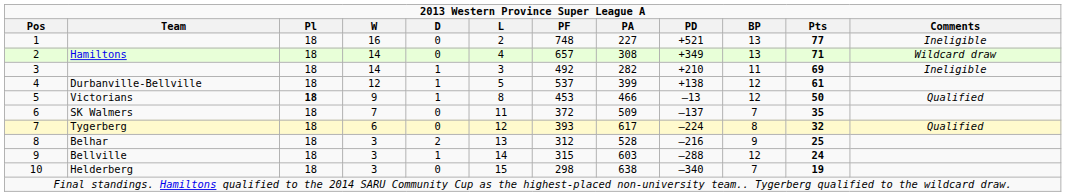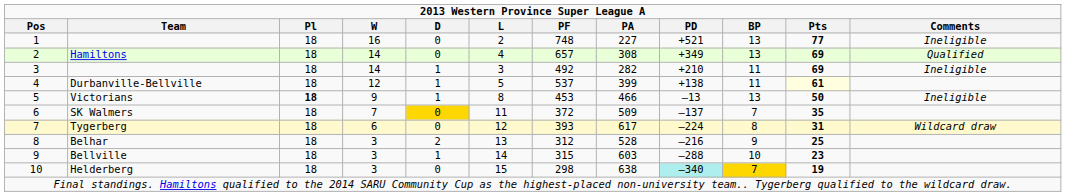(818, 54) 71 -> (818, 54) 69
(955, 54) Wildcard draw -> (955, 54) Qualified
(754, 83) 12 -> (754, 83) 11
(818, 83) no background -> (818, 83) lightyellow background
(754, 98) 12 -> (754, 98) 13
(955, 98) Qualified -> (955, 98) Ineligible
(438, 112) no background -> (438, 112) gold background
(818, 126) 32 -> (818, 126) 31
(955, 126) Qualified -> (955, 126) Wildcard draw
(754, 155) 12 -> (754, 155) 10
(818, 155) 24 -> (818, 155) 23
(691, 170) no background -> (691, 170) paleturquoise background
(754, 170) no background -> (754, 170) gold background
